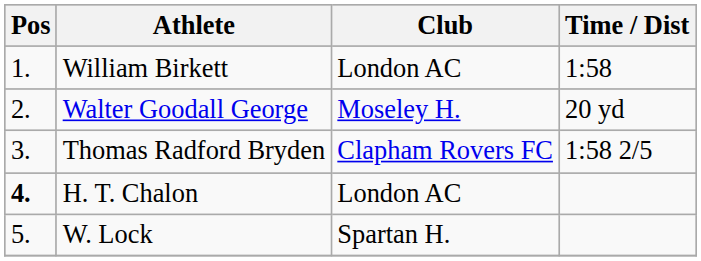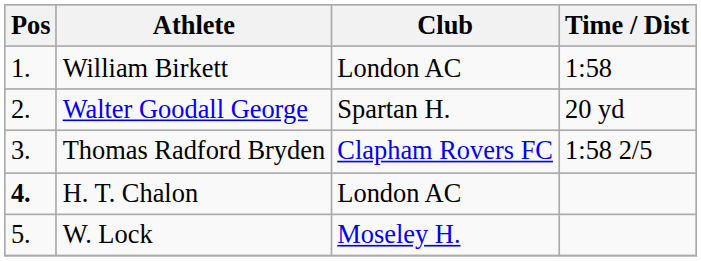(399, 109) Moseley H. -> (394, 109) Spartan H.
(394, 234) Spartan H. -> (399, 234) Moseley H.
